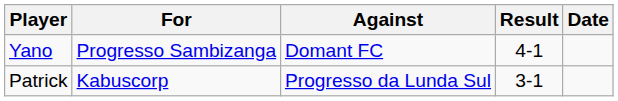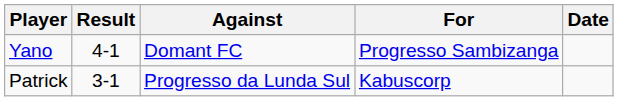columns swapped: (176, 19) <-> (529, 19)
